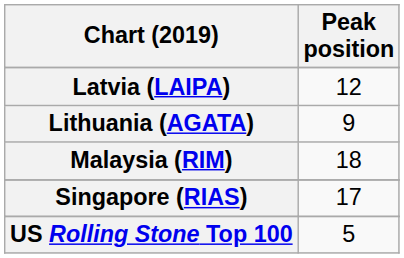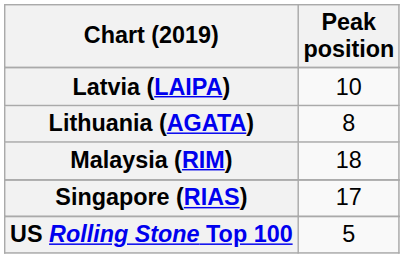(349, 86) 12 -> (349, 86) 10
(349, 123) 9 -> (349, 123) 8
